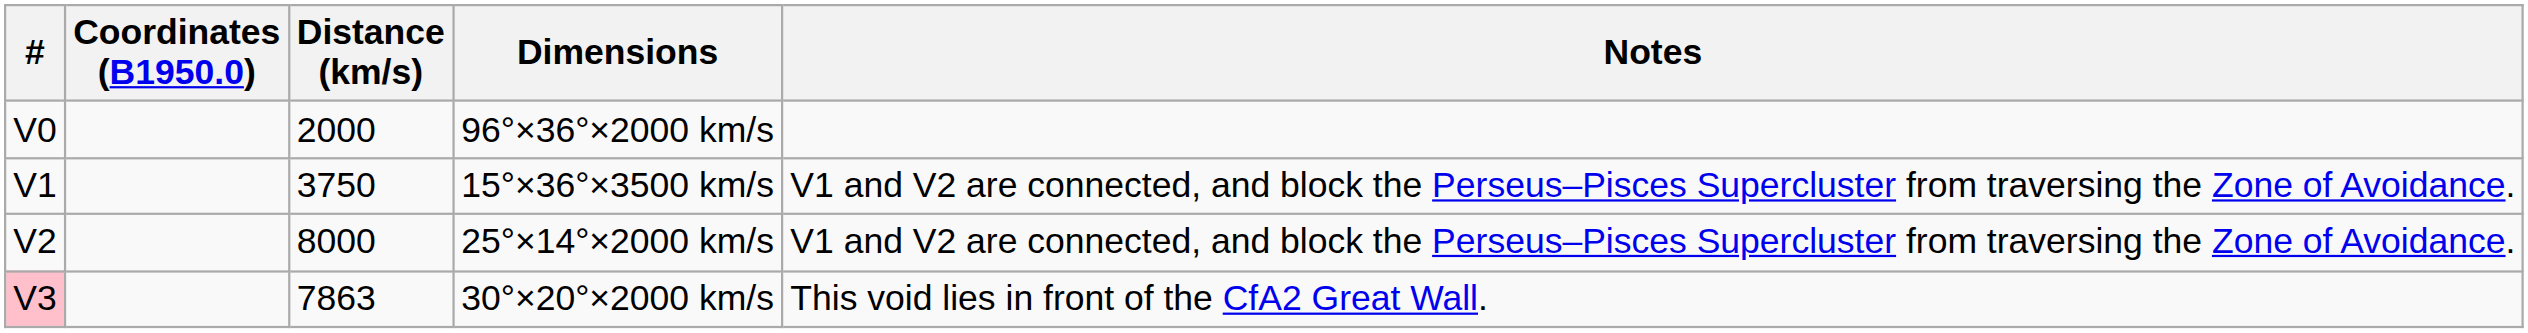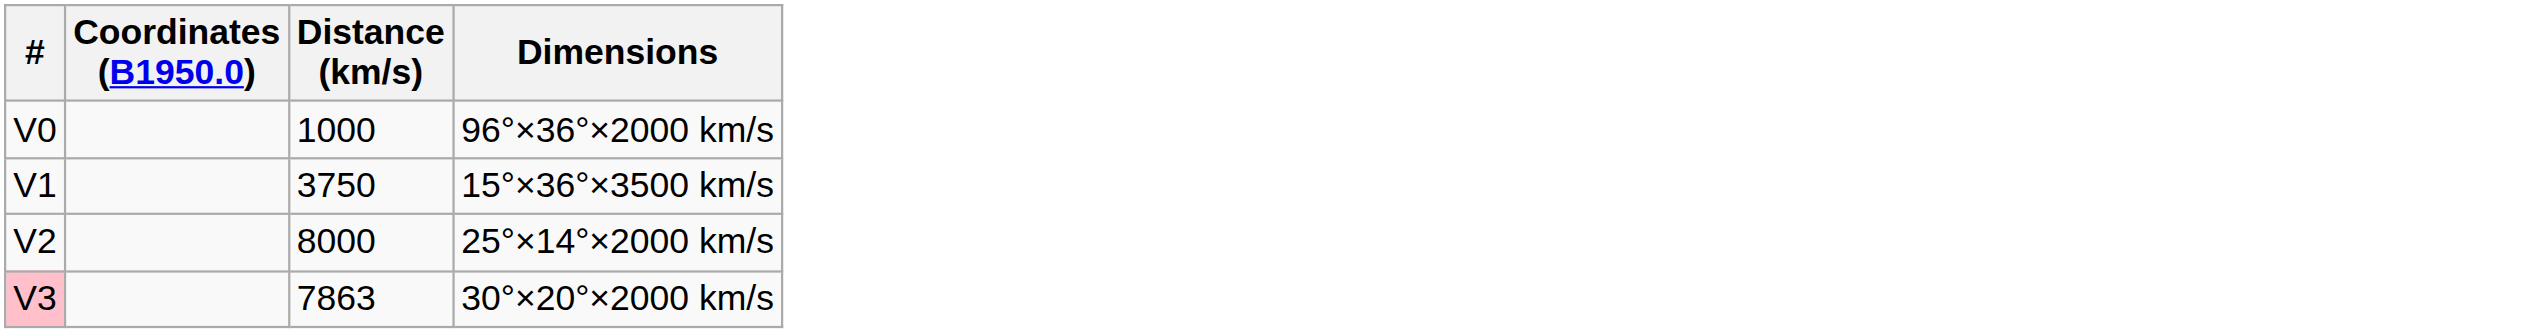- column: (1653, 52)
(336, 128) 2000 -> (336, 128) 1000
